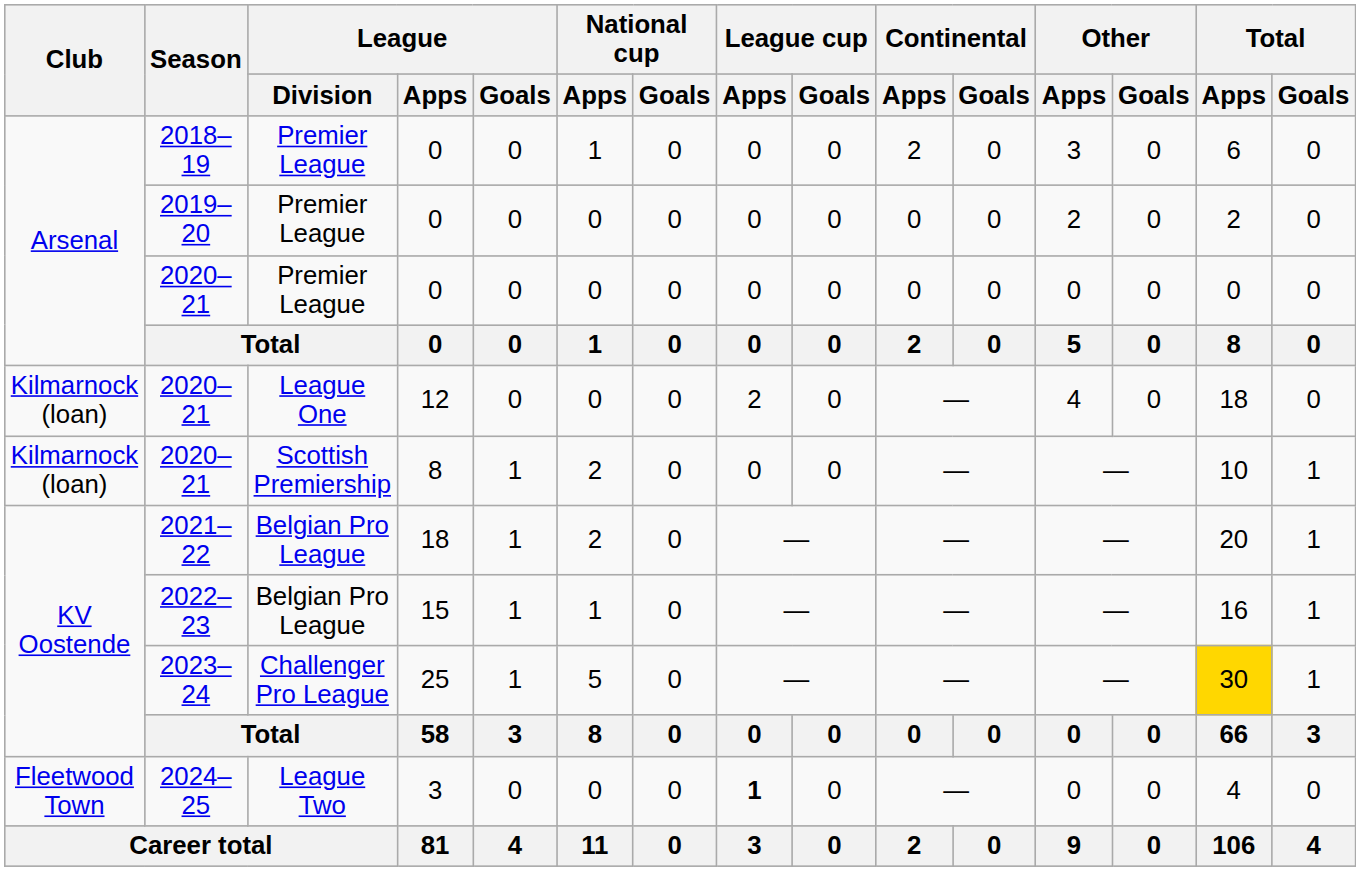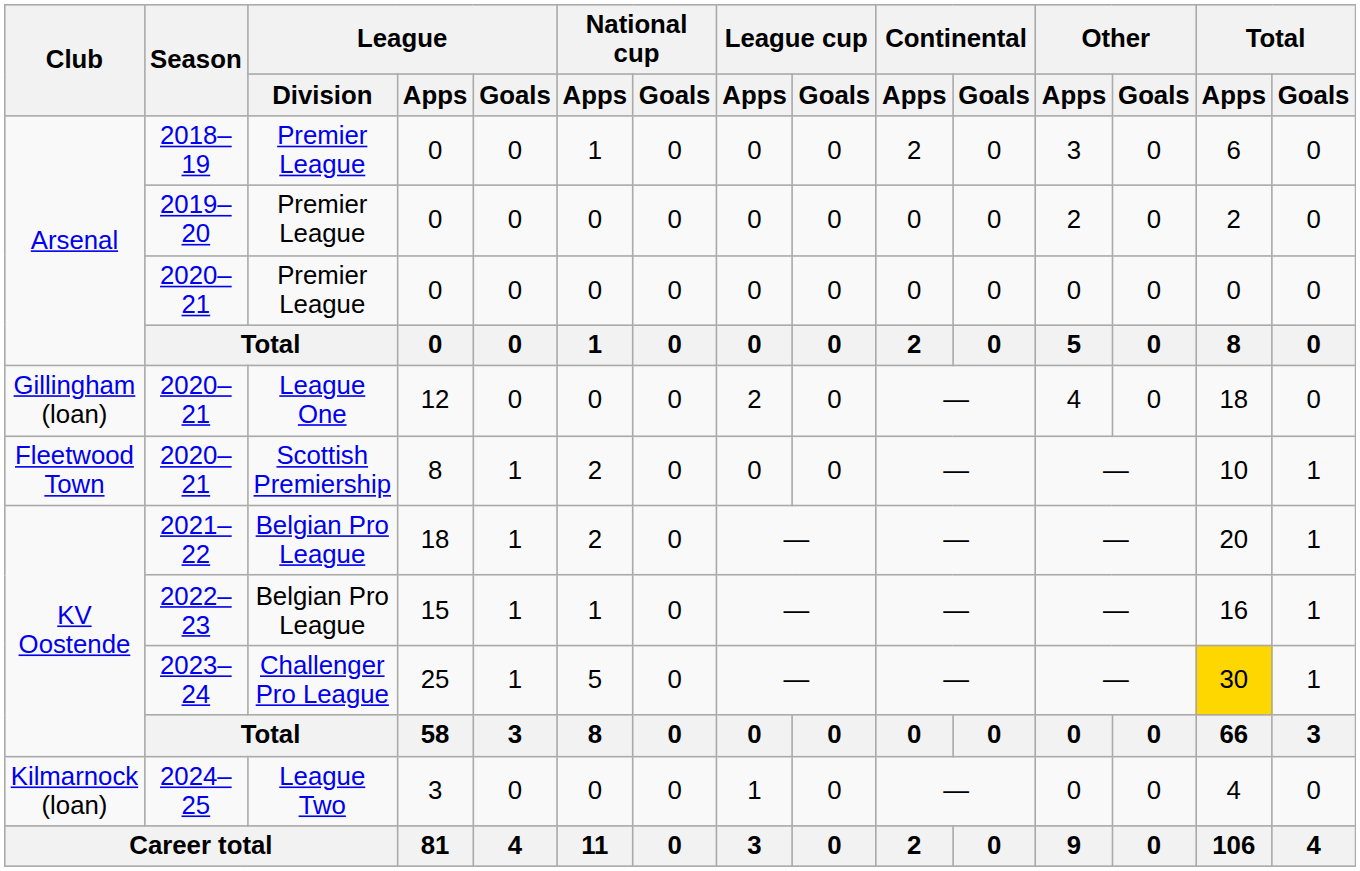(74, 400) Kilmarnock (loan) -> (74, 400) Gillingham (loan)
(74, 470) Kilmarnock (loan) -> (74, 470) Fleetwood Town
(74, 790) Fleetwood Town -> (74, 790) Kilmarnock (loan)
(755, 790) bold -> (755, 790) normal
